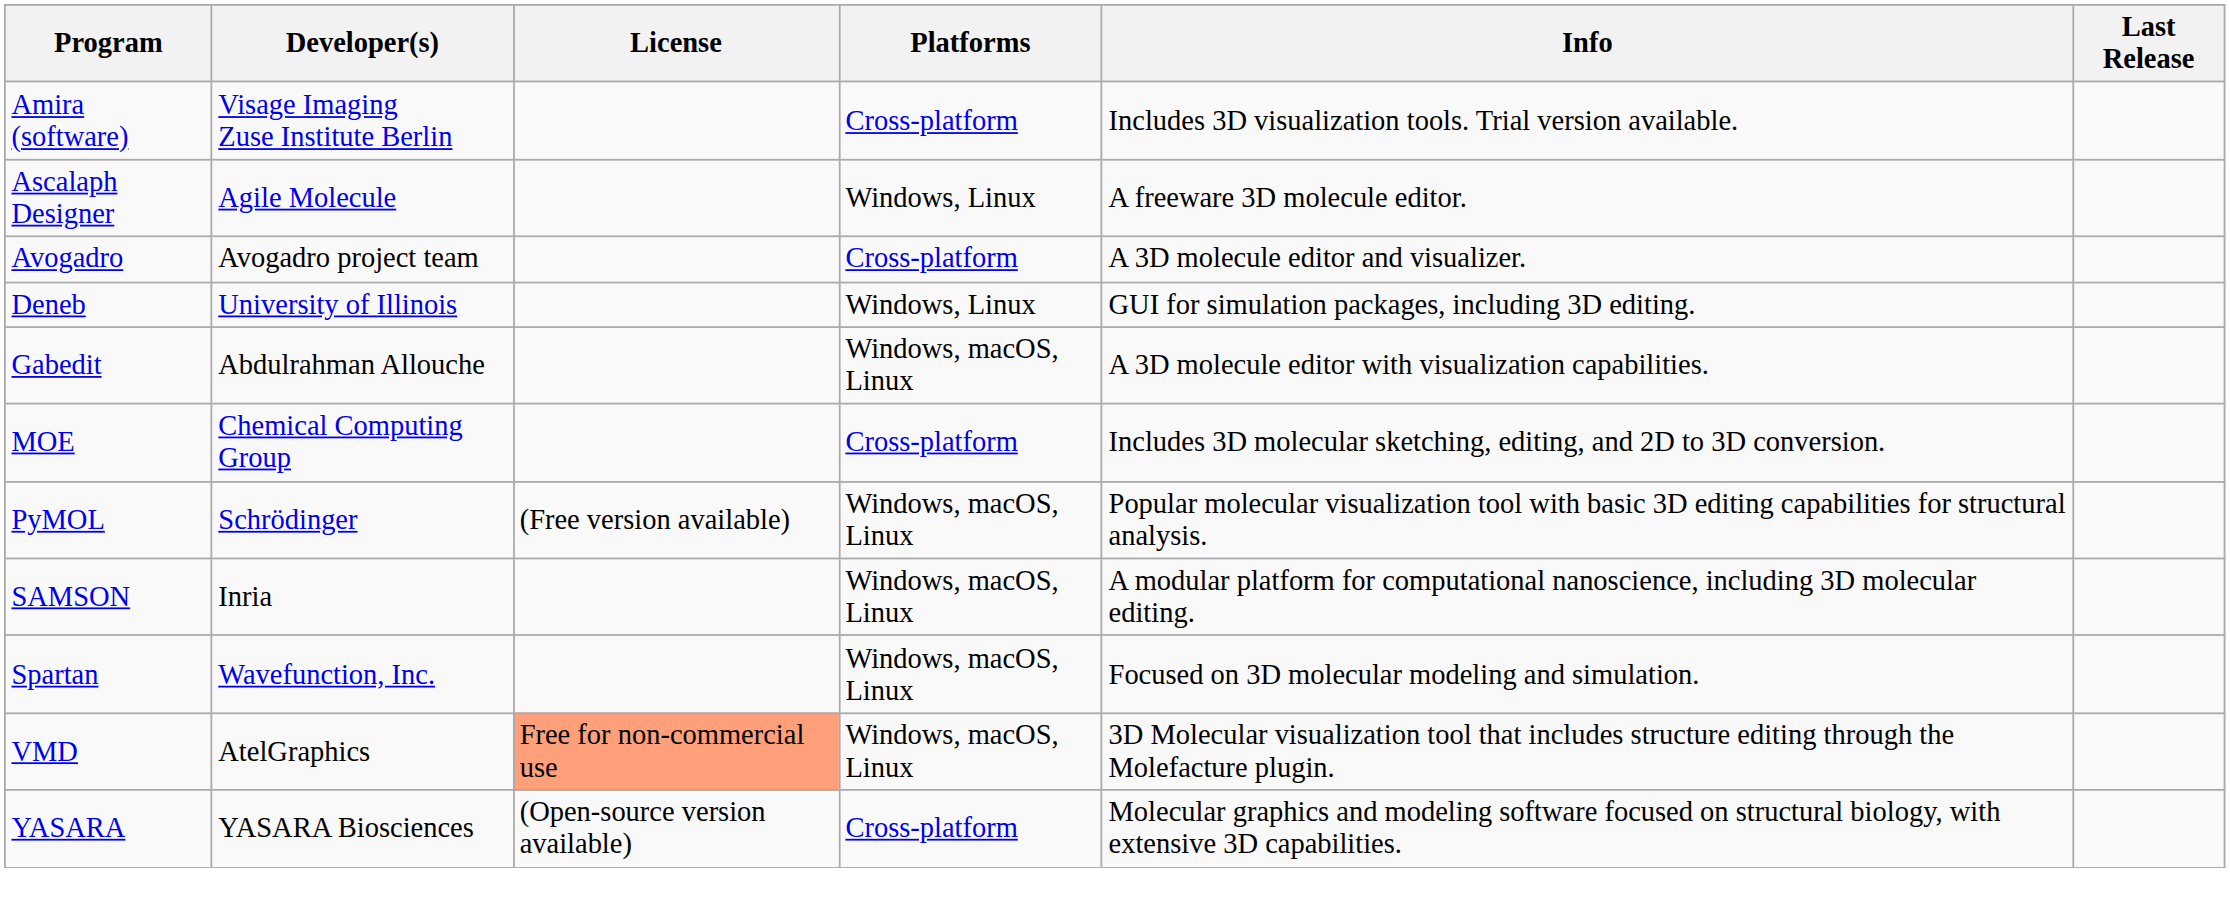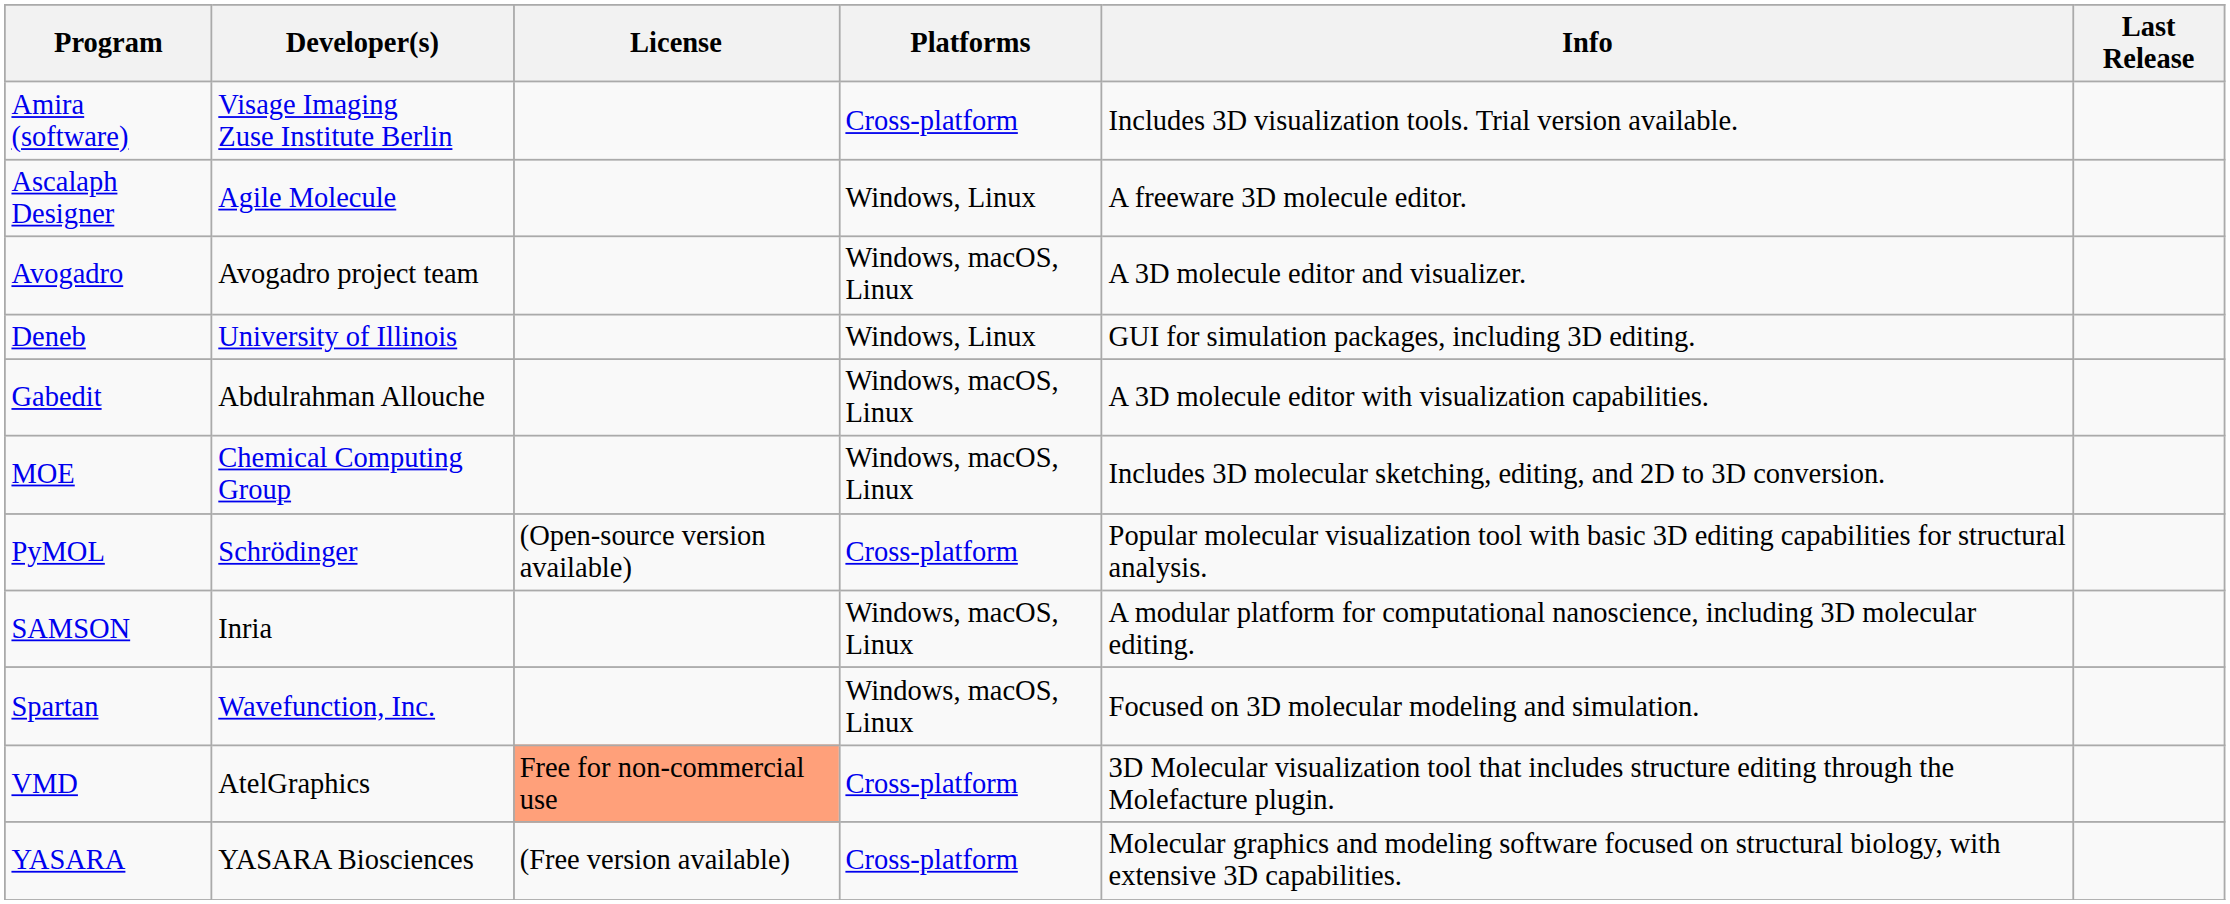(932, 258) Cross-platform -> (952, 274) Windows, macOS, Linux
(932, 442) Cross-platform -> (952, 474) Windows, macOS, Linux
(655, 519) (Free version available) -> (643, 551) (Open-source version available)
(952, 519) Windows, macOS, Linux -> (932, 551) Cross-platform
(952, 751) Windows, macOS, Linux -> (932, 783) Cross-platform
(643, 828) (Open-source version available) -> (655, 860) (Free version available)
